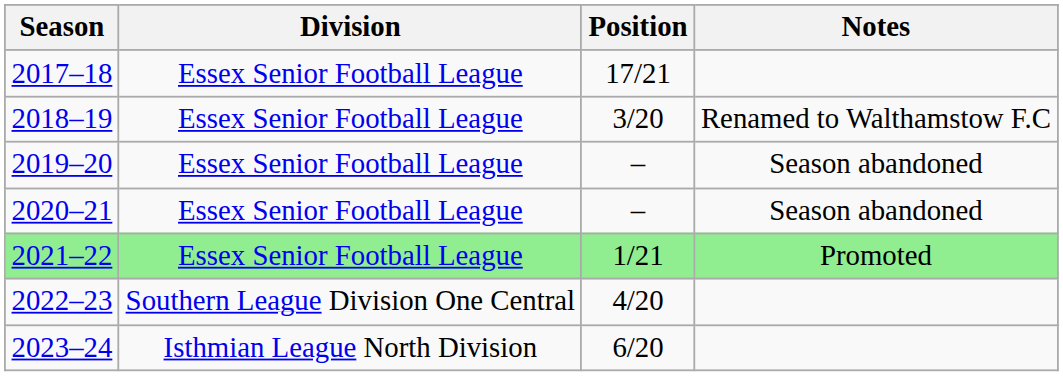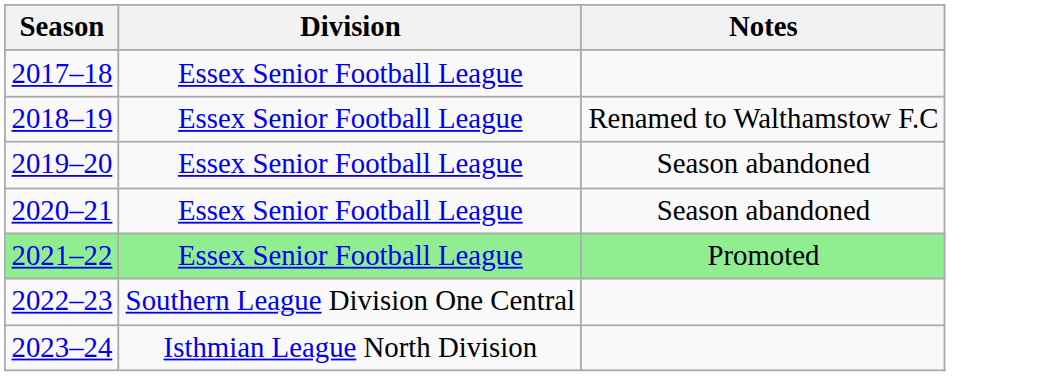- column: (638, 27)
